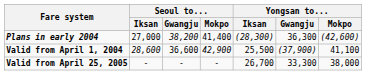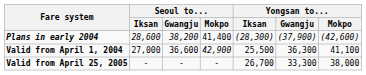(146, 37) 27,000 -> (146, 37) 28,600
(302, 37) 36,300 -> (297, 37) (37,900)
(146, 50) 28,600 -> (146, 50) 27,000
(297, 50) (37,900) -> (302, 50) 36,300
